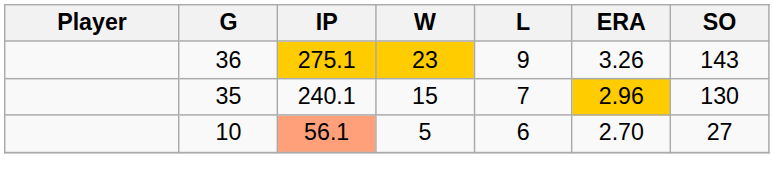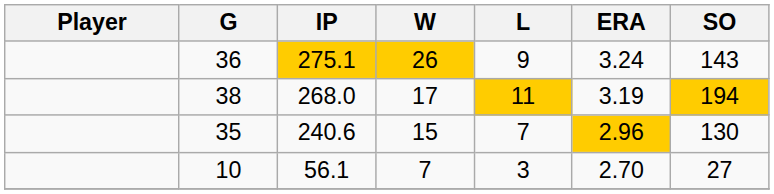(425, 59) 23 -> (425, 59) 26
(621, 59) 3.26 -> (621, 59) 3.24
+ row: (228, 96)
(327, 96) 240.1 -> (327, 133) 240.6
(327, 133) lightsalmon background -> (327, 170) no background
(425, 133) 5 -> (425, 170) 7
(523, 133) 6 -> (523, 170) 3
